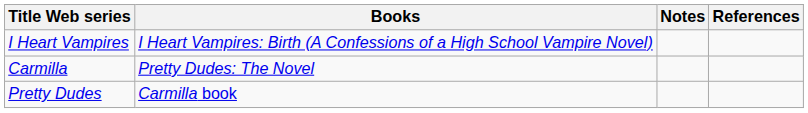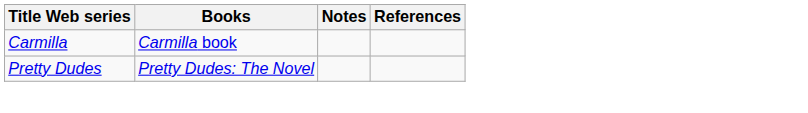- row: (69, 42)
(226, 68) Pretty Dudes: The Novel -> (188, 42) Carmilla book
(188, 94) Carmilla book -> (226, 68) Pretty Dudes: The Novel
